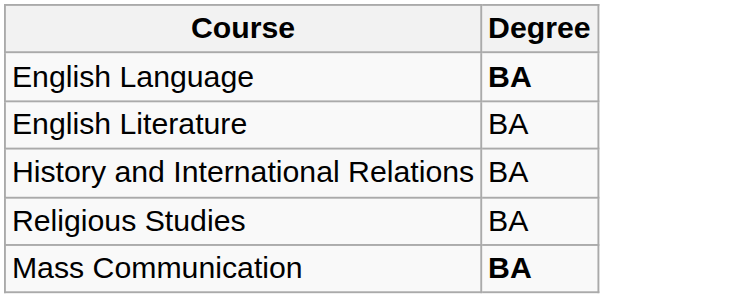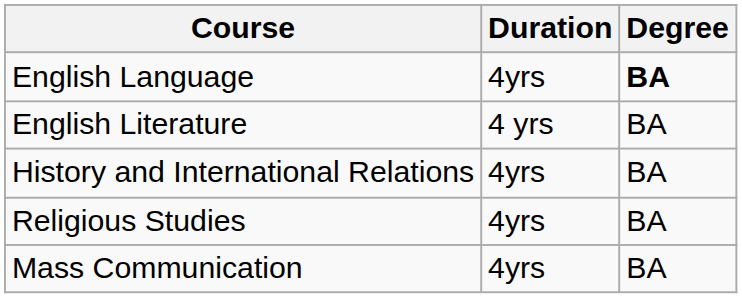+ column: (550, 28)
(510, 268) bold -> (647, 268) normal
